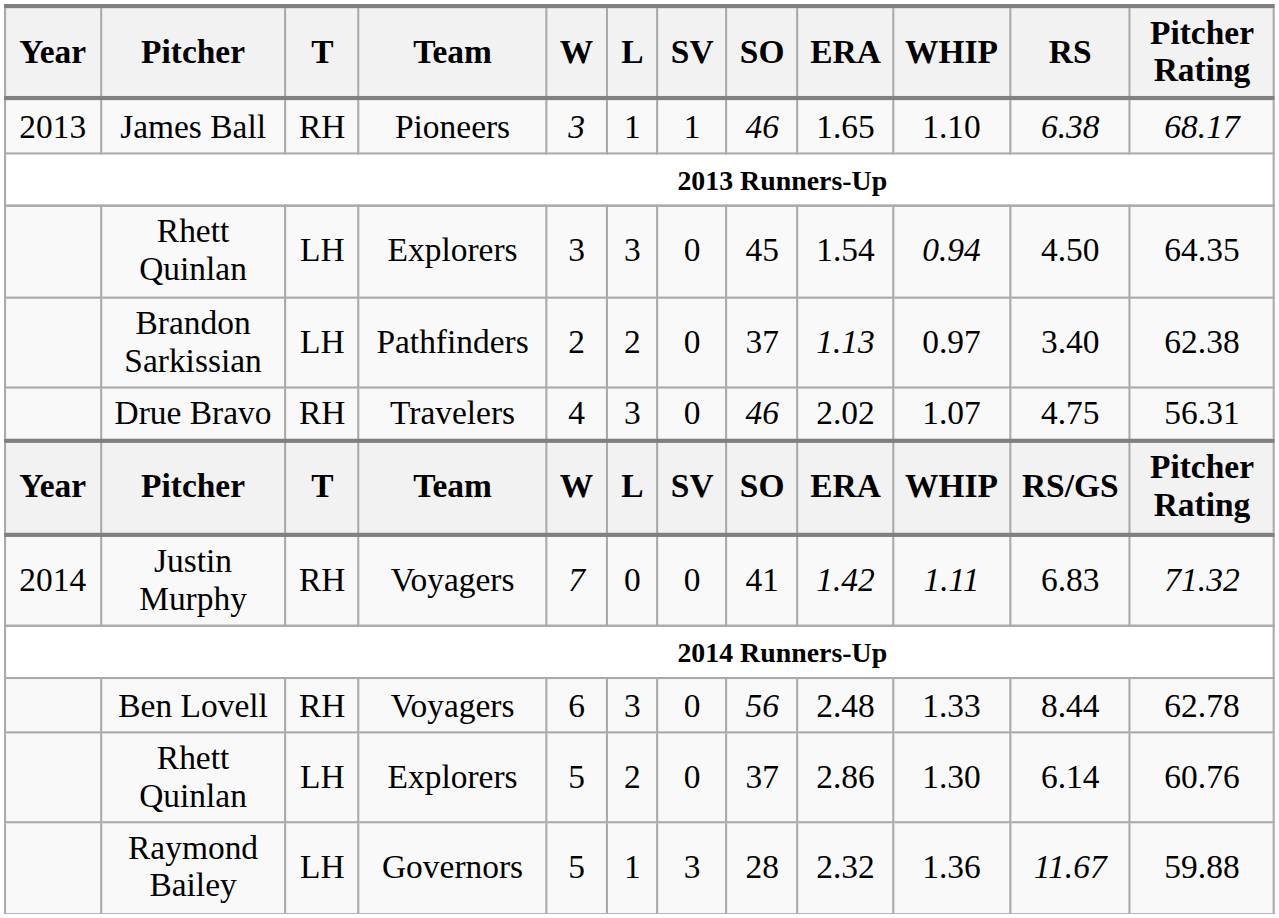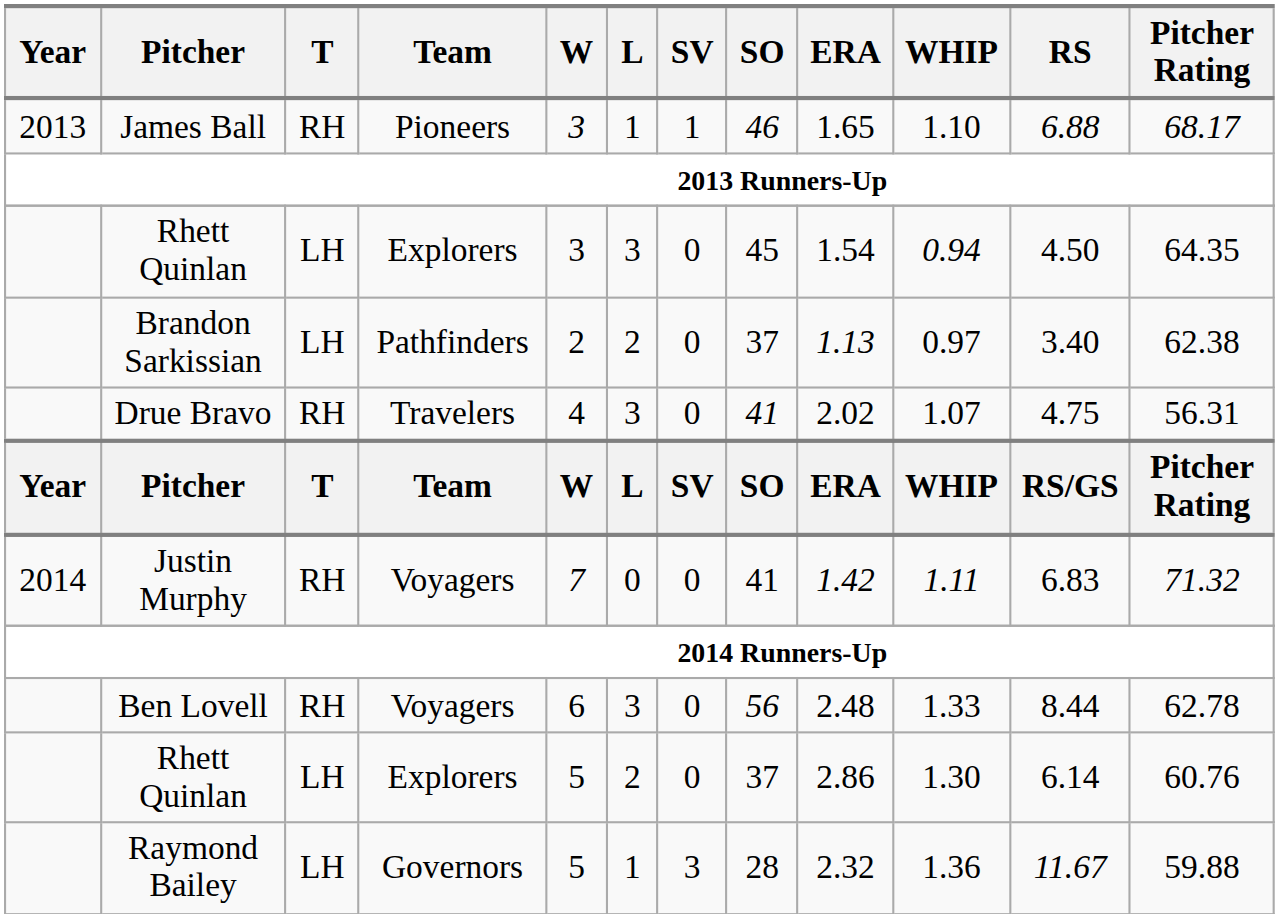(1070, 125) 6.38 -> (1070, 125) 6.88
(762, 413) 46 -> (762, 413) 41
